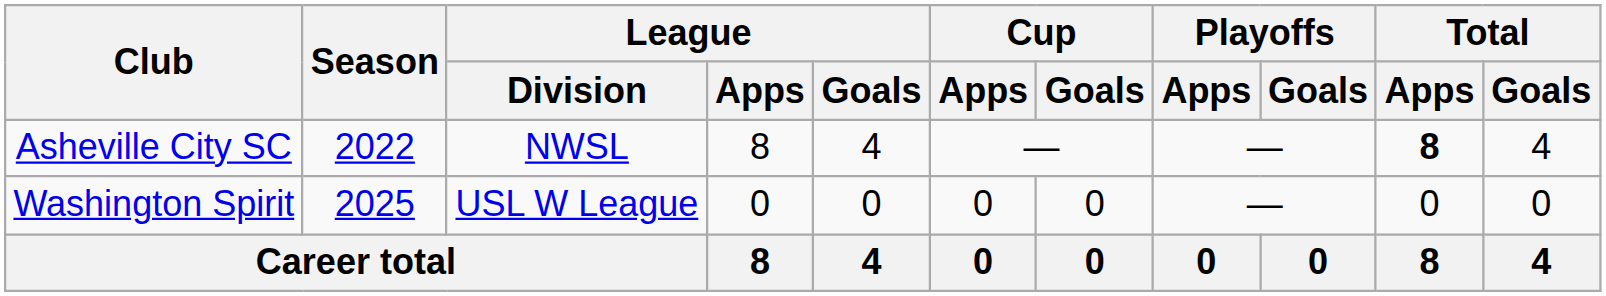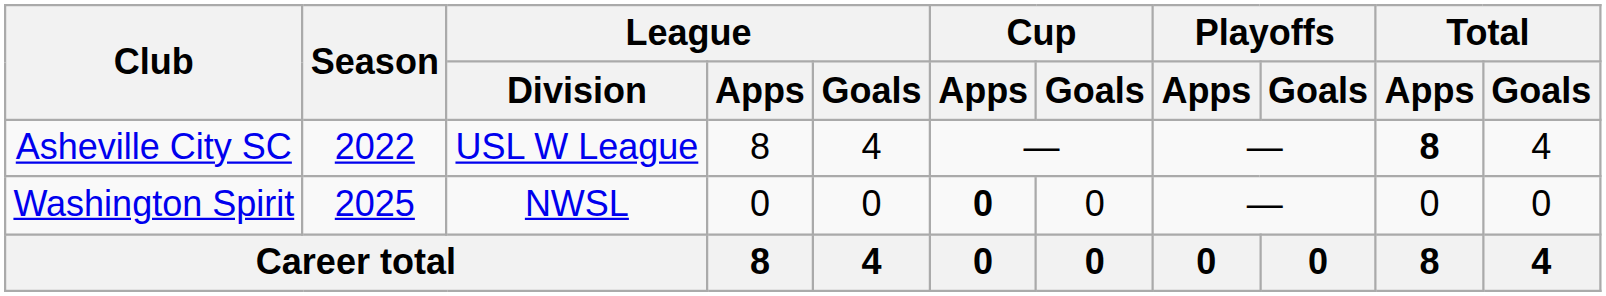(577, 147) NWSL -> (577, 147) USL W League
(577, 204) USL W League -> (577, 204) NWSL
(983, 204) normal -> (983, 204) bold
